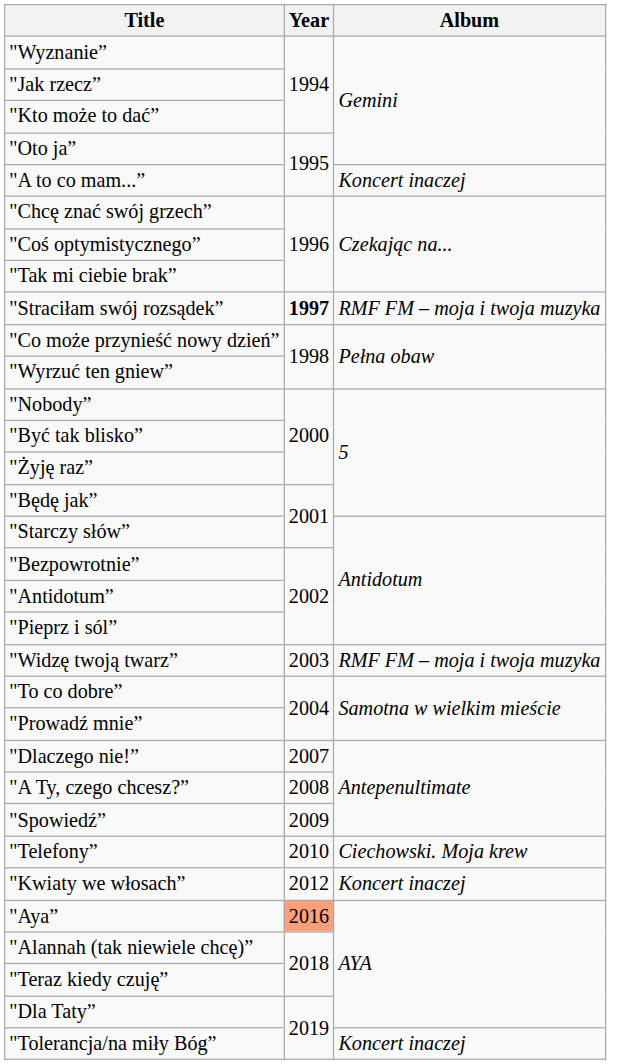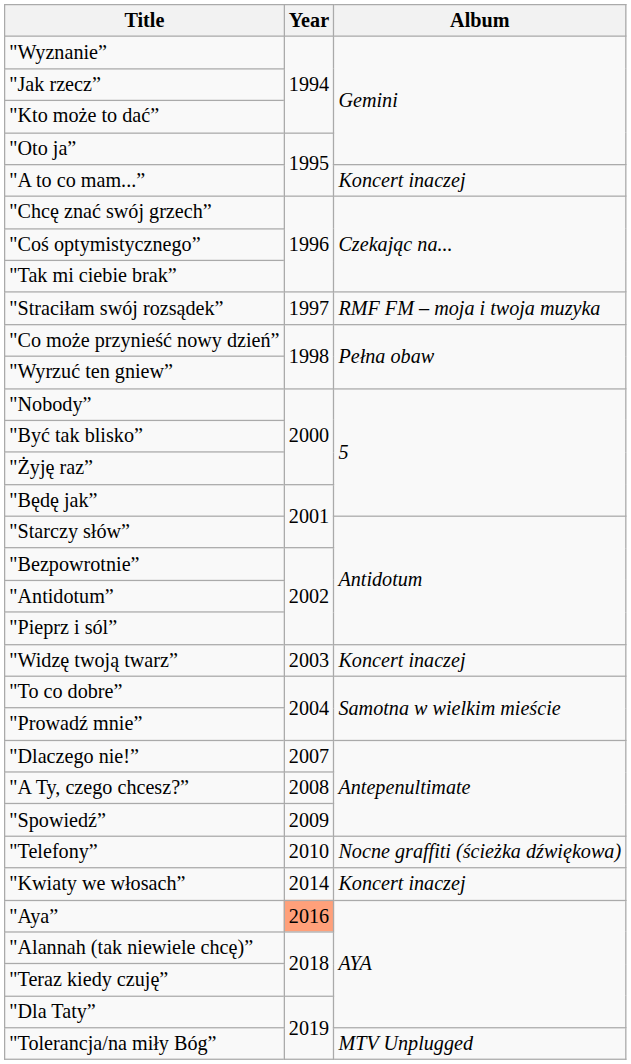(309, 308) bold -> (309, 308) normal
(469, 659) RMF FM – moja i twoja muzyka -> (402, 659) Koncert inaczej
(433, 851) Ciechowski. Moja krew -> (480, 851) Nocne graffiti (ścieżka dźwiękowa)
(309, 883) 2012 -> (309, 883) 2014
(402, 1043) Koncert inaczej -> (406, 1043) MTV Unplugged
